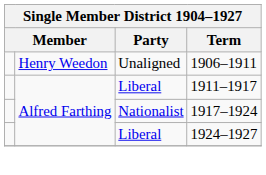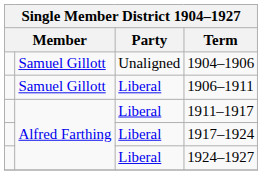+ row: (221, 63)
(63, 63) Henry Weedon -> (62, 87) Samuel Gillott
(149, 63) Unaligned -> (140, 87) Liberal
(151, 110) Nationalist -> (140, 134) Liberal
